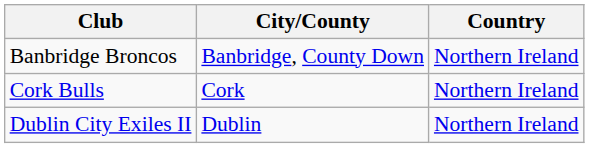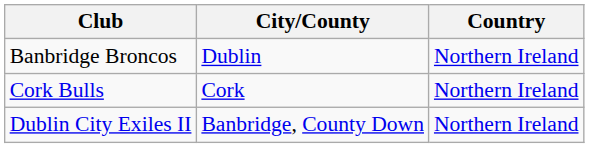(313, 55) Banbridge, County Down -> (231, 55) Dublin
(231, 124) Dublin -> (313, 124) Banbridge, County Down
